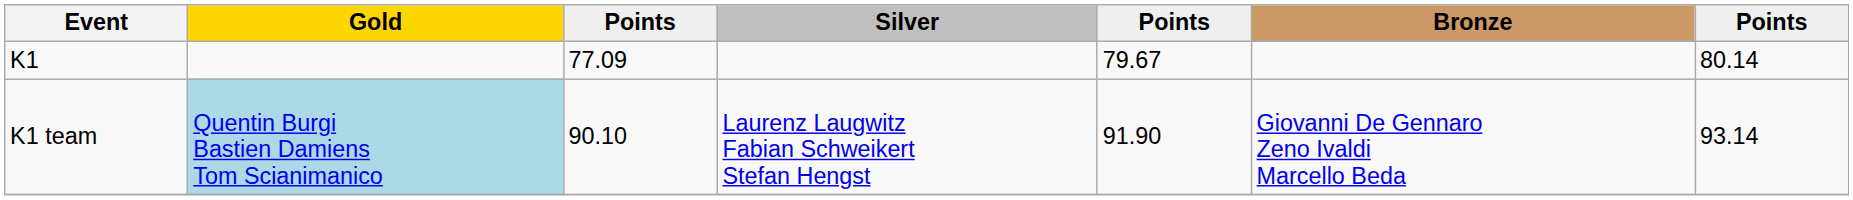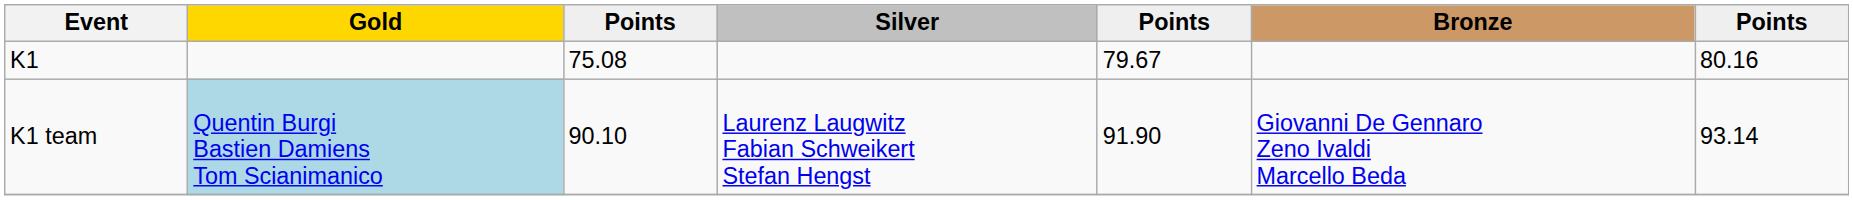(598, 60) 77.09 -> (598, 60) 75.08
(1729, 60) 80.14 -> (1729, 60) 80.16
